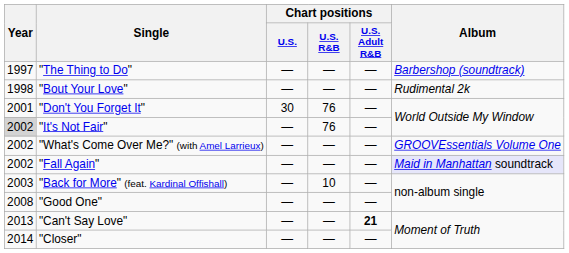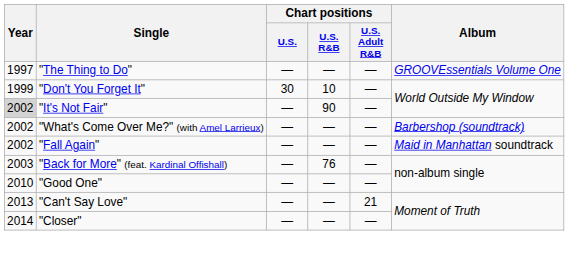(459, 70) Barbershop (soundtrack) -> (478, 70) GROOVEssentials Volume One
- row: (83, 89)
(20, 108) 2001 -> (20, 89) 1999
(329, 108) 76 -> (329, 89) 10
(329, 126) 76 -> (329, 108) 90
(478, 145) GROOVEssentials Volume One -> (459, 126) Barbershop (soundtrack)
(474, 164) lavender background -> (474, 145) no background
(329, 183) 10 -> (329, 164) 76
(20, 202) 2008 -> (20, 183) 2010
(371, 220) bold -> (371, 202) normal
